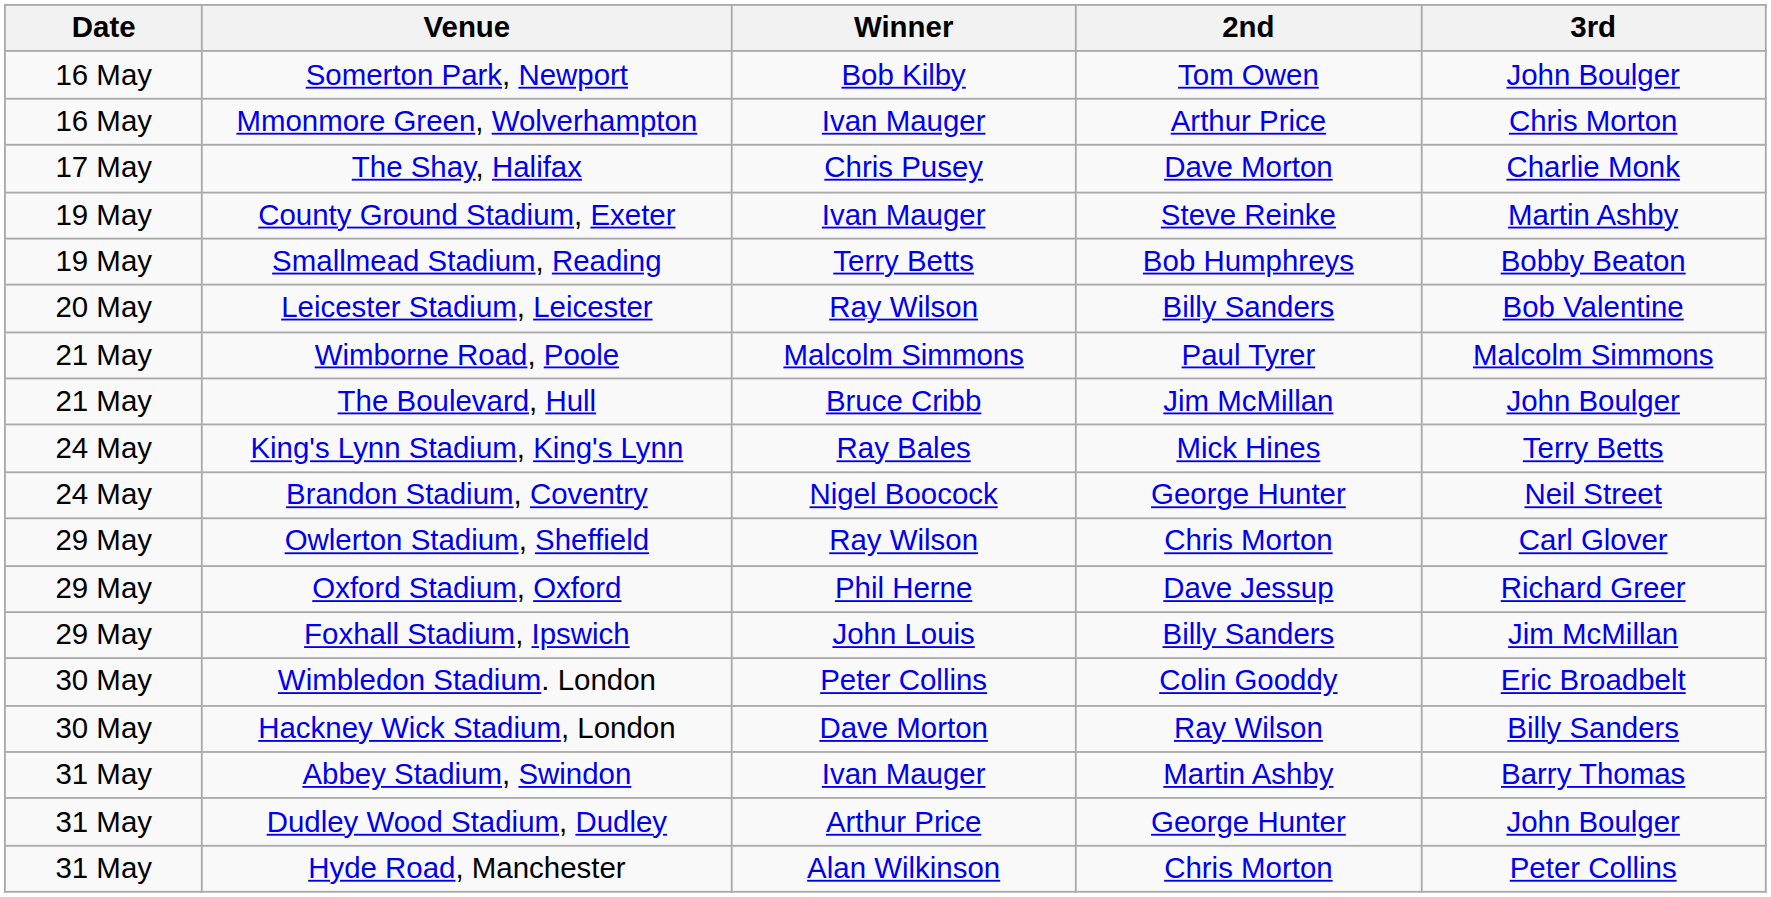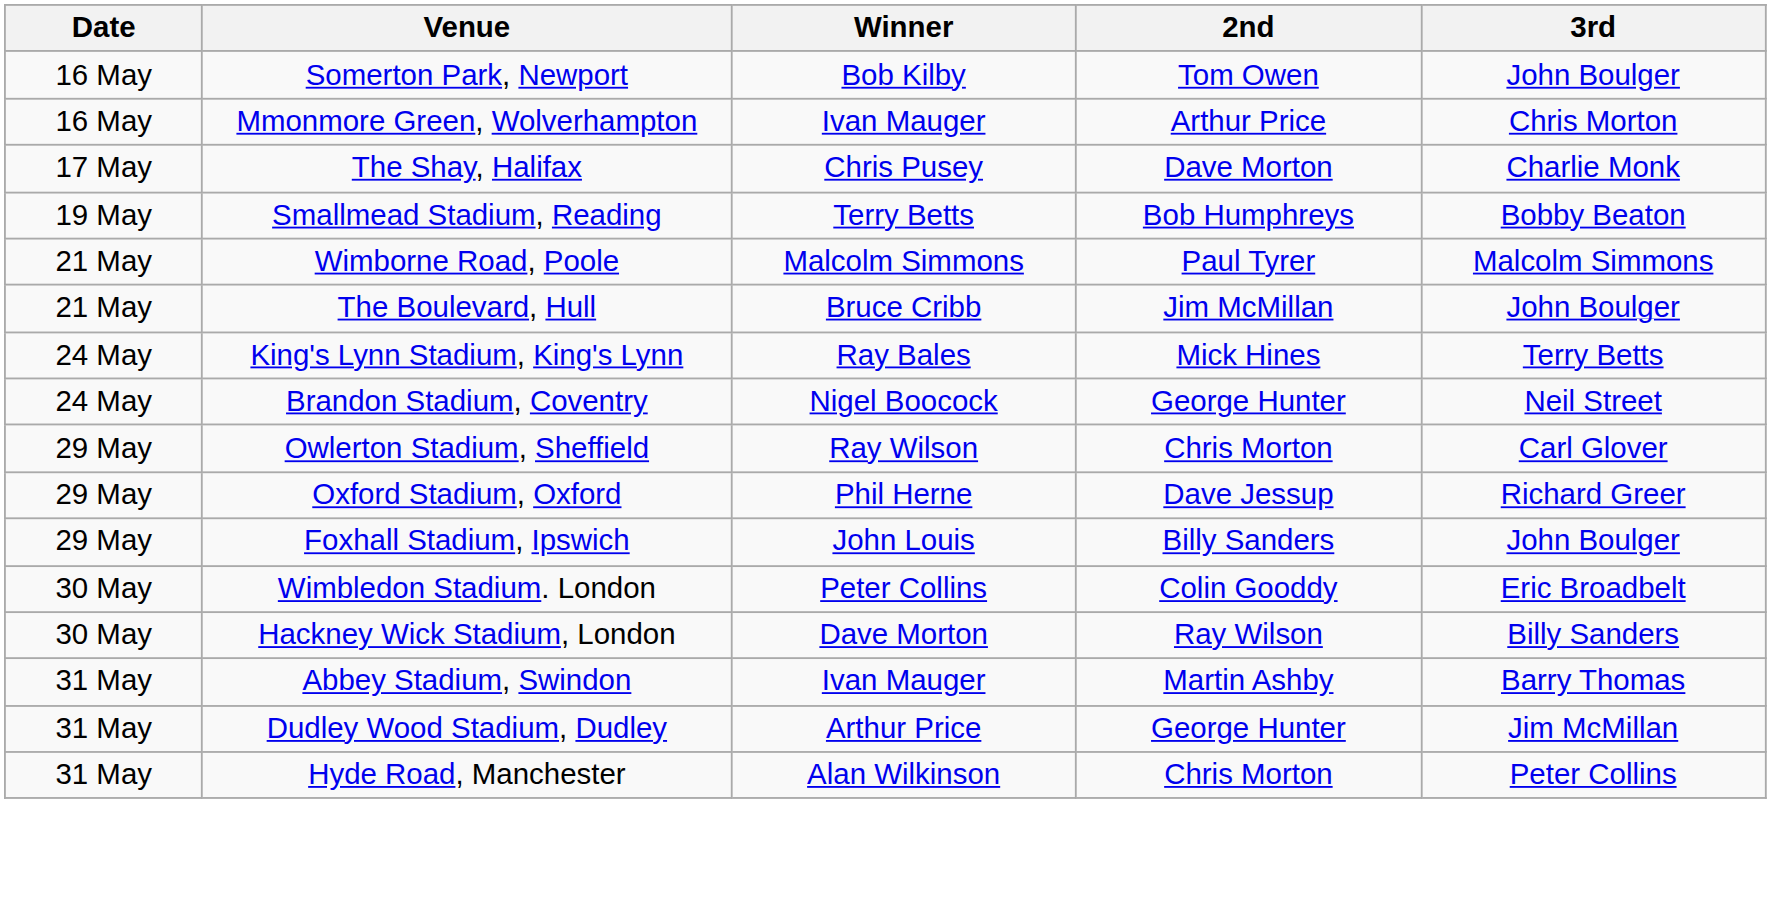- row: (467, 214)
- row: (467, 307)
(1593, 634) Jim McMillan -> (1593, 541) John Boulger
(1593, 821) John Boulger -> (1593, 728) Jim McMillan
